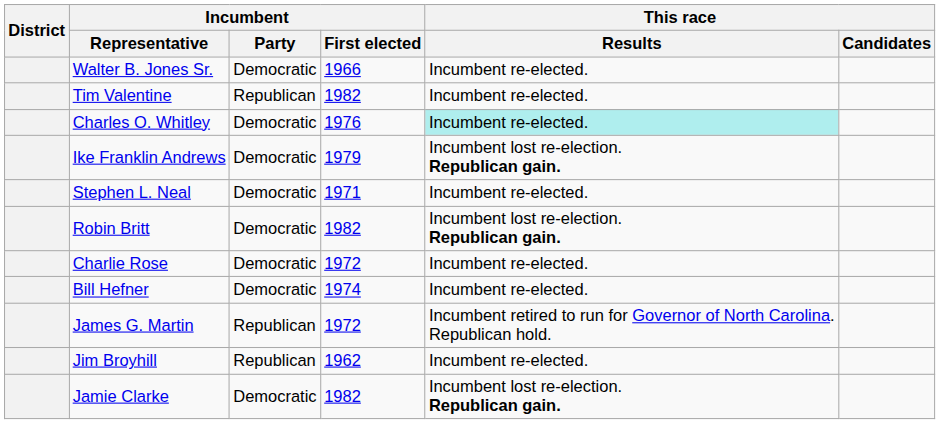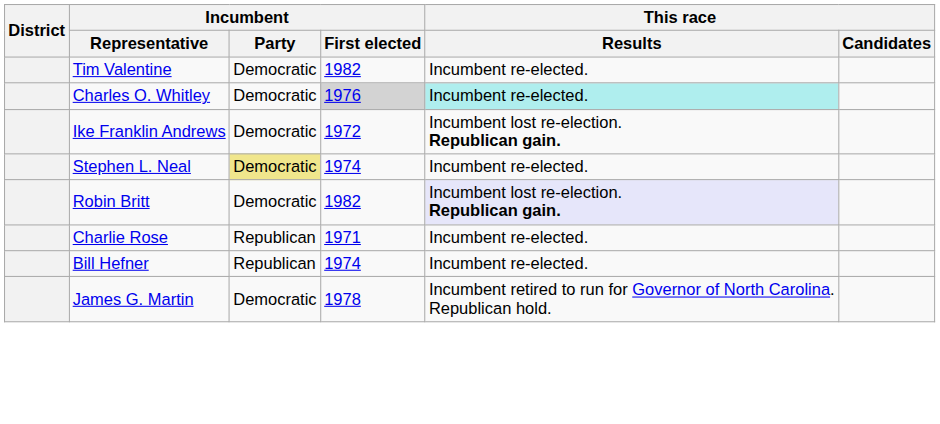- row: (143, 69)
(274, 95) Republican -> (275, 69) Democratic
(343, 122) no background -> (343, 95) lightgrey background
(343, 157) 1979 -> (343, 131) 1972
(275, 192) no background -> (275, 166) khaki background
(343, 192) 1971 -> (343, 166) 1974
(526, 228) no background -> (526, 202) lavender background
(275, 263) Democratic -> (274, 237) Republican
(343, 263) 1972 -> (343, 237) 1971
(275, 289) Democratic -> (274, 263) Republican
(274, 325) Republican -> (275, 299) Democratic
(343, 325) 1972 -> (343, 299) 1978
- row: (115, 360)
- row: (121, 396)
